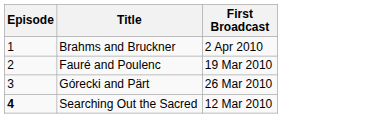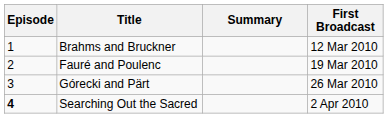+ column: (255, 20)
(234, 46) 2 Apr 2010 -> (344, 46) 12 Mar 2010
(239, 103) 12 Mar 2010 -> (339, 103) 2 Apr 2010
